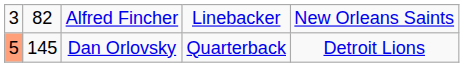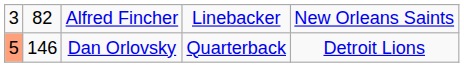(42, 47) 145 -> (42, 47) 146
